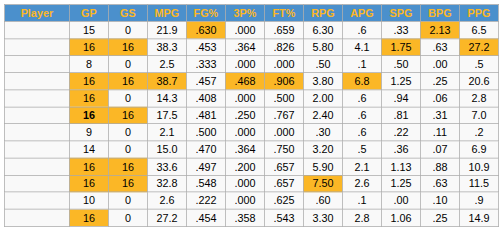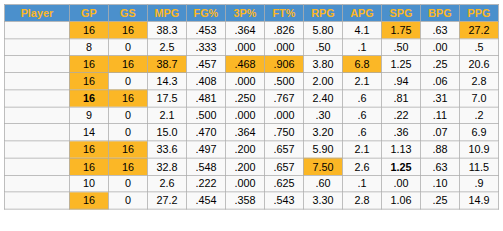- row: (167, 30)
(362, 99) .6 -> (362, 82) 2.1
(362, 150) .5 -> (362, 133) .6
(245, 184) .000 -> (245, 167) .200
(401, 184) normal -> (401, 167) bold
